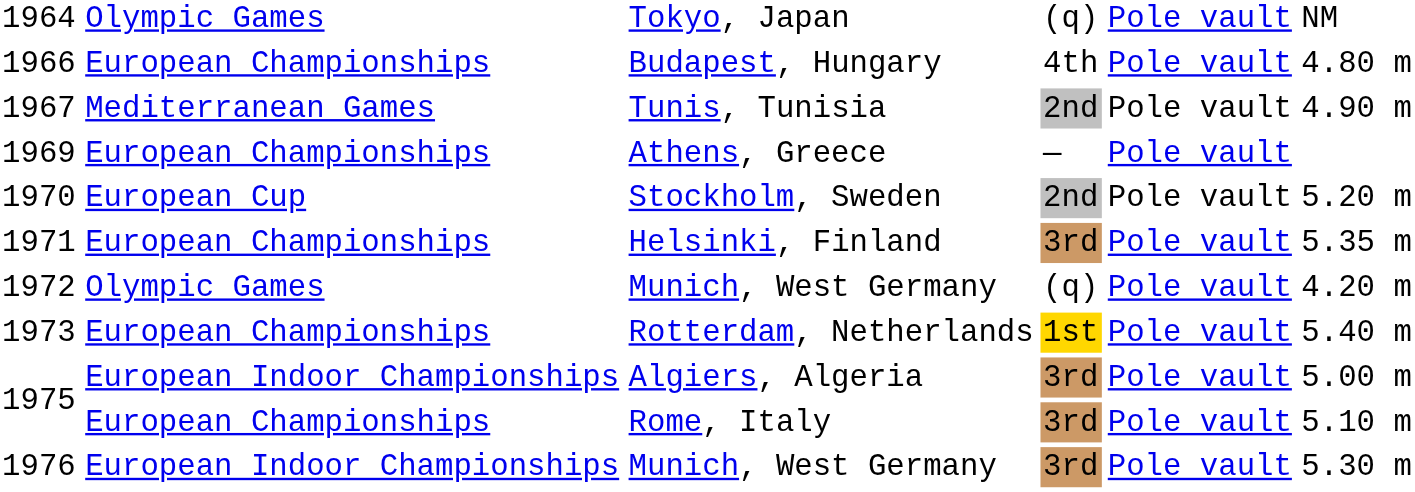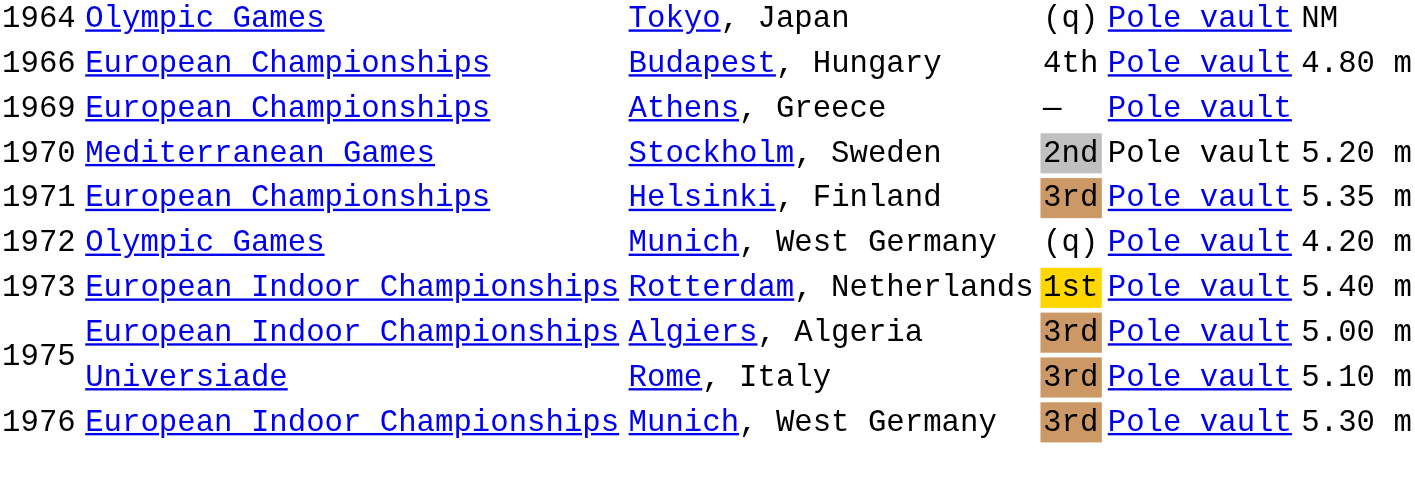- row: (39, 108)
(196, 198) European Cup -> (260, 153) Mediterranean Games
(288, 333) European Championships -> (352, 288) European Indoor Championships
(288, 422) European Championships -> (186, 377) Universiade
